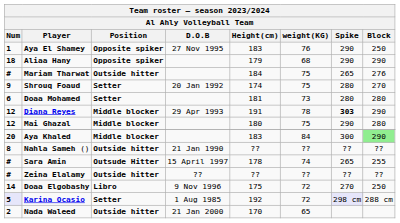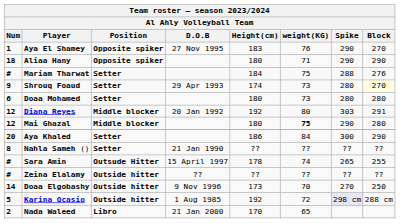(379, 49) 250 -> (379, 49) 270
(255, 61) 179 -> (255, 61) 180
(306, 61) 68 -> (306, 61) 71
(126, 74) Outside hitter -> (107, 74) Setter
(347, 74) 265 -> (347, 74) 288
(198, 86) 20 Jan 1992 -> (198, 86) 29 Apr 1993
(306, 86) 75 -> (306, 86) 73
(379, 86) no background -> (379, 86) lightyellow background
(255, 99) 181 -> (255, 99) 180
(198, 111) 29 Apr 1993 -> (198, 111) 20 Jan 1992
(255, 111) 191 -> (255, 111) 192
(306, 111) 78 -> (306, 111) 80
(347, 111) bold -> (347, 111) normal
(379, 111) 290 -> (379, 111) 291
(306, 124) normal -> (306, 124) bold
(126, 137) Middle blocker -> (107, 137) Setter
(255, 137) 183 -> (255, 137) 186
(379, 137) lightgreen background -> (379, 137) no background
(126, 149) Outside hitter -> (107, 149) Setter
(105, 187) Libro -> (126, 187) Outside hitter
(255, 187) 175 -> (255, 187) 173
(306, 187) 72 -> (306, 187) 70
(9, 199) lavender background -> (9, 199) no background
(107, 199) Setter -> (126, 199) Outside hitter
(126, 212) Outside hitter -> (105, 212) Libro
